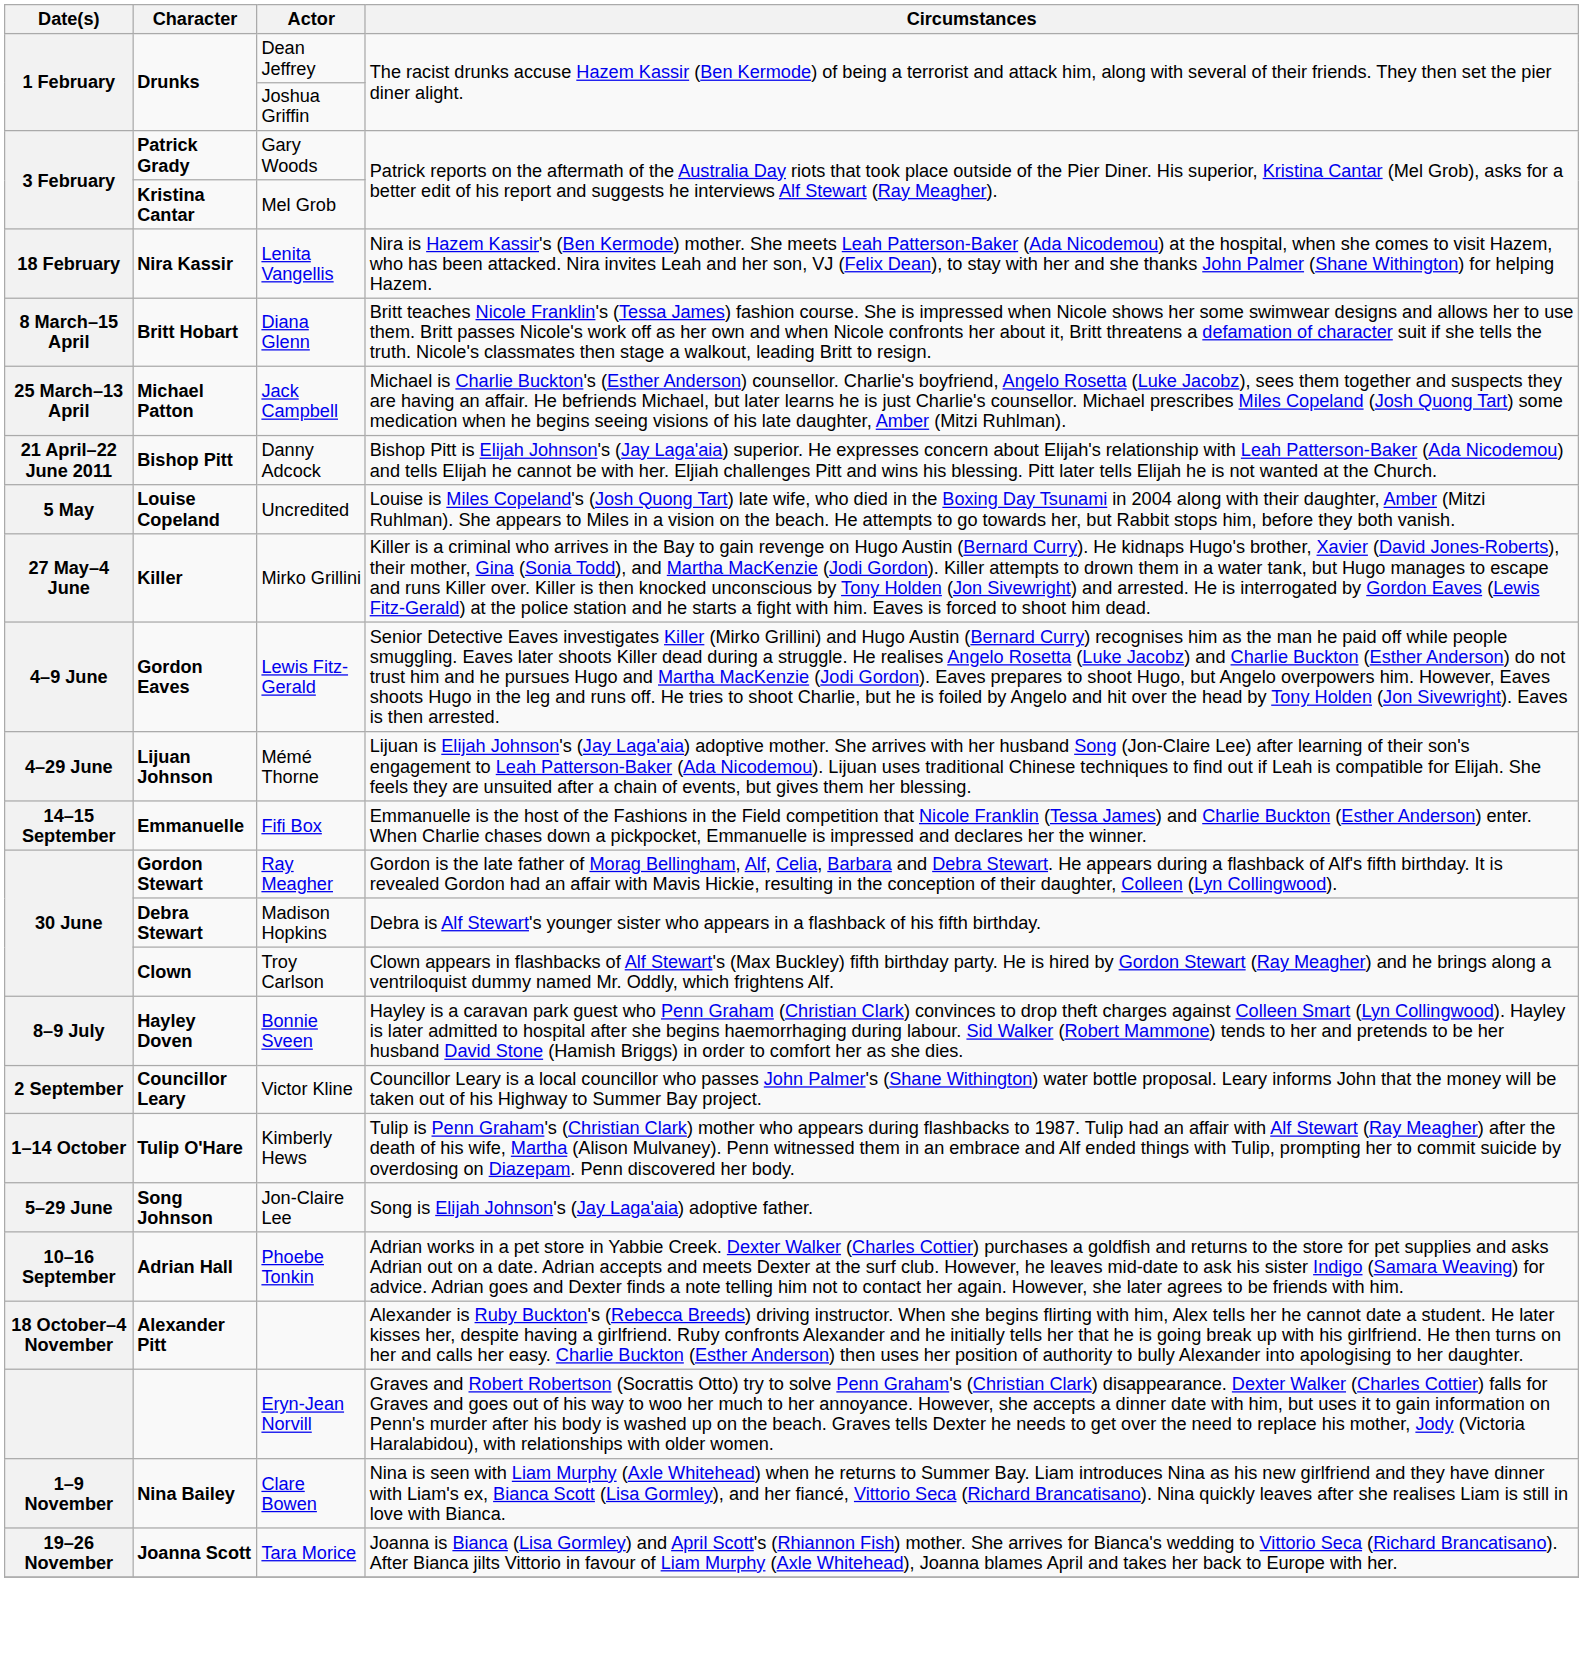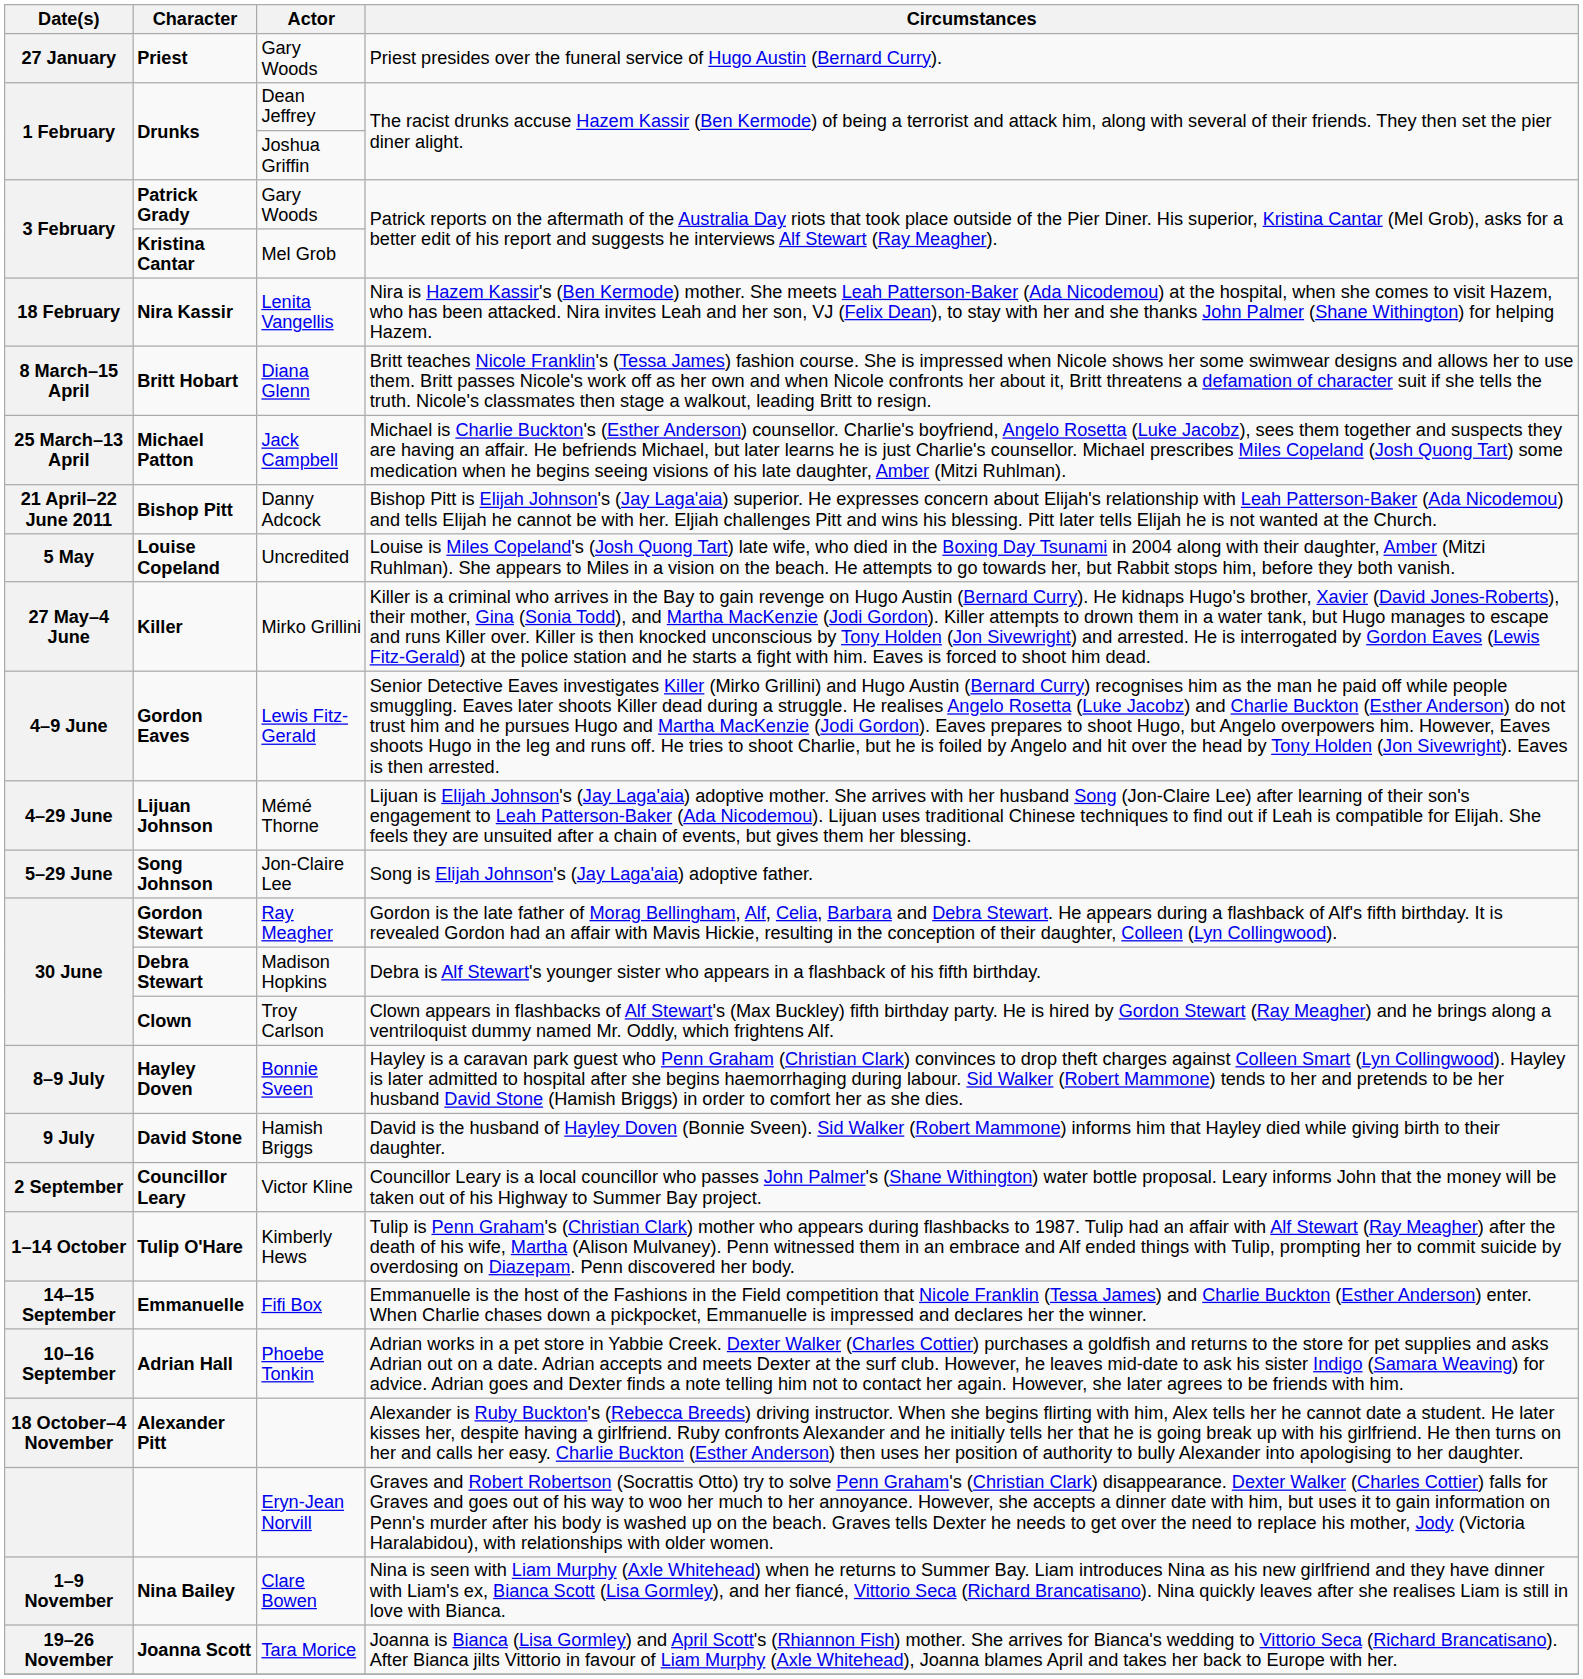+ row: (162, 58)
rows swapped: (175, 1208) <-> (191, 825)
+ row: (190, 1139)
